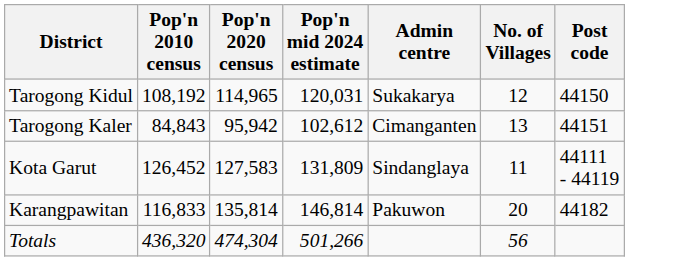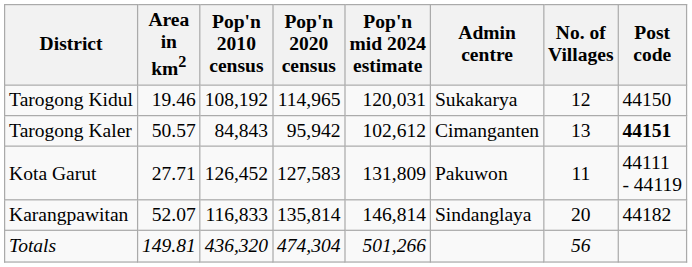+ column: (169, 44)
(584, 125) normal -> (647, 131) bold
(421, 167) Sindanglaya -> (471, 173) Pakuwon
(409, 209) Pakuwon -> (483, 214) Sindanglaya
